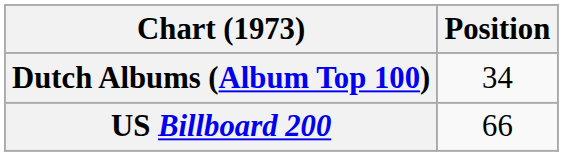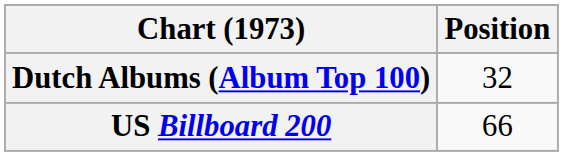(497, 77) 34 -> (497, 77) 32
